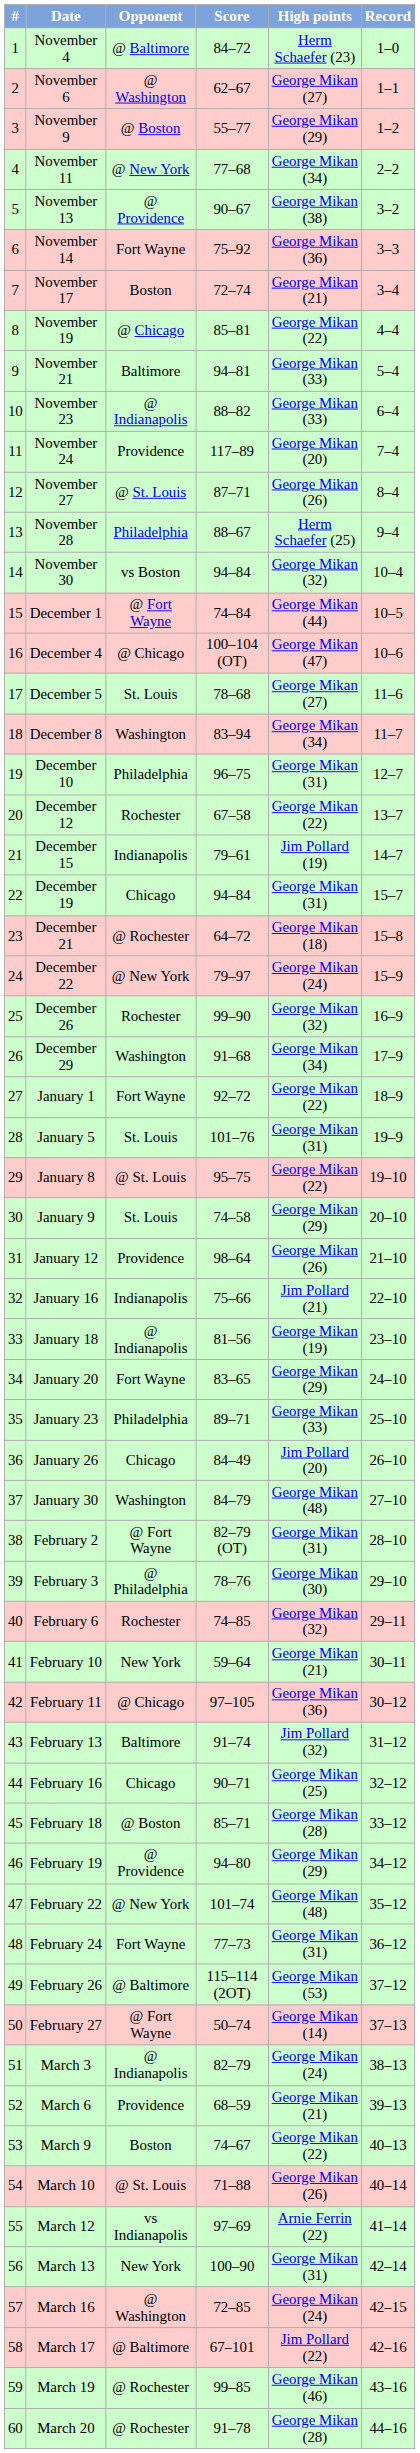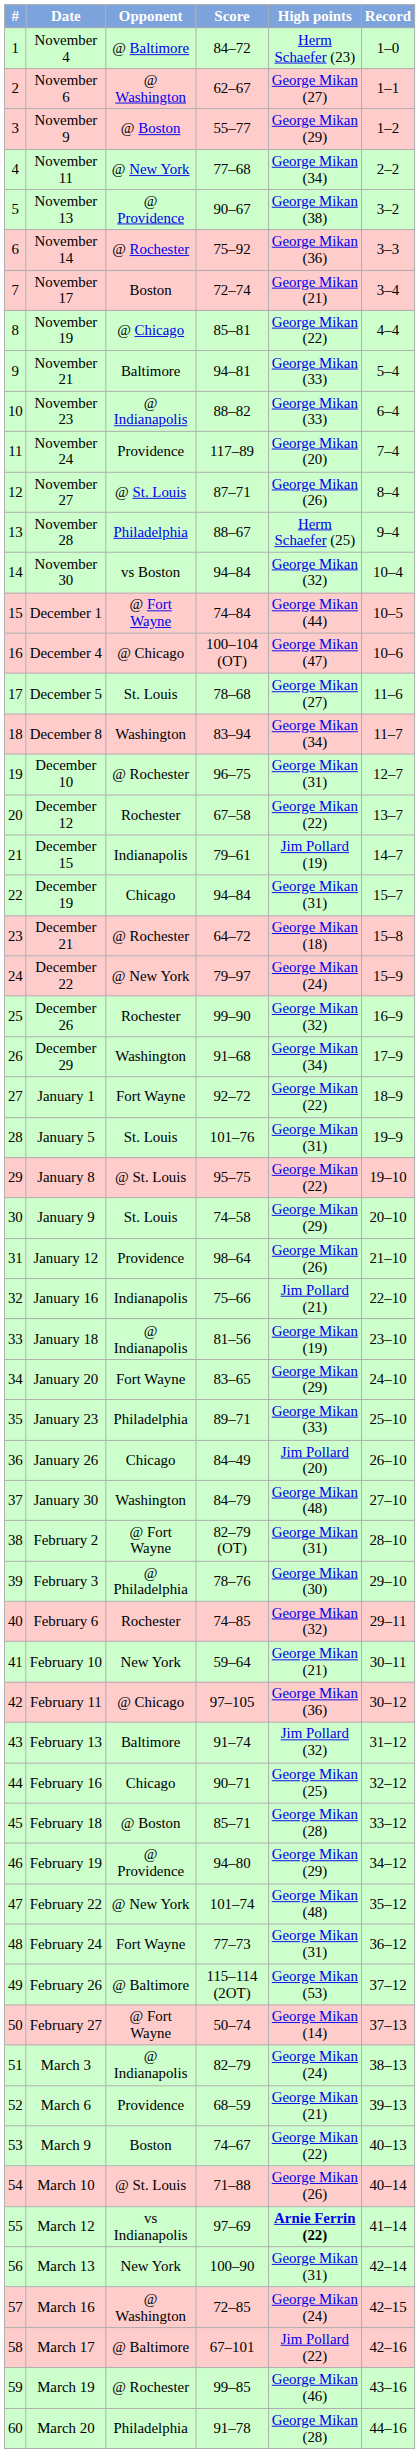(151, 249) Fort Wayne -> (151, 249) @ Rochester
(151, 774) Philadelphia -> (151, 774) @ Rochester
(315, 2226) normal -> (315, 2226) bold
(151, 2428) @ Rochester -> (151, 2428) Philadelphia
